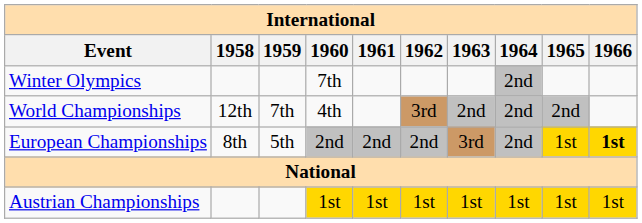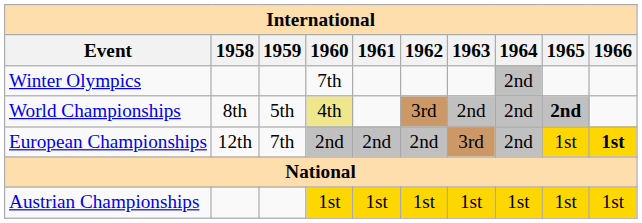(235, 111) 12th -> (235, 111) 8th
(282, 111) 7th -> (282, 111) 5th
(329, 111) no background -> (329, 111) khaki background
(566, 111) normal -> (566, 111) bold
(235, 141) 8th -> (235, 141) 12th
(282, 141) 5th -> (282, 141) 7th
